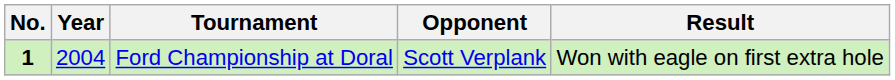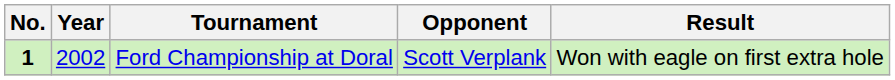(81, 58) 2004 -> (81, 58) 2002
